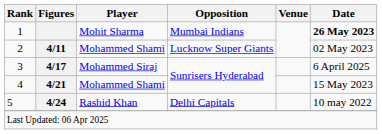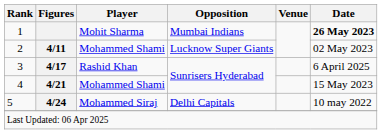(118, 66) Mohammed Siraj -> (108, 66) Rashid Khan
(108, 102) Rashid Khan -> (118, 102) Mohammed Siraj
